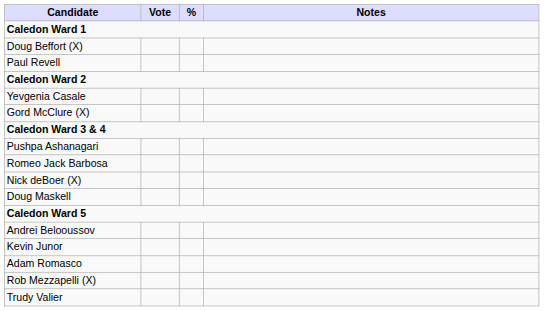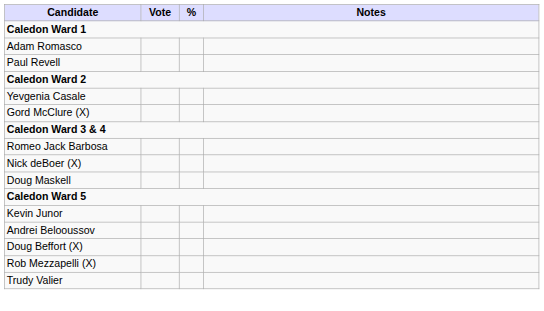rows swapped: (45, 46) <-> (44, 264)
- row: (53, 146)
rows swapped: (51, 230) <-> (35, 247)
